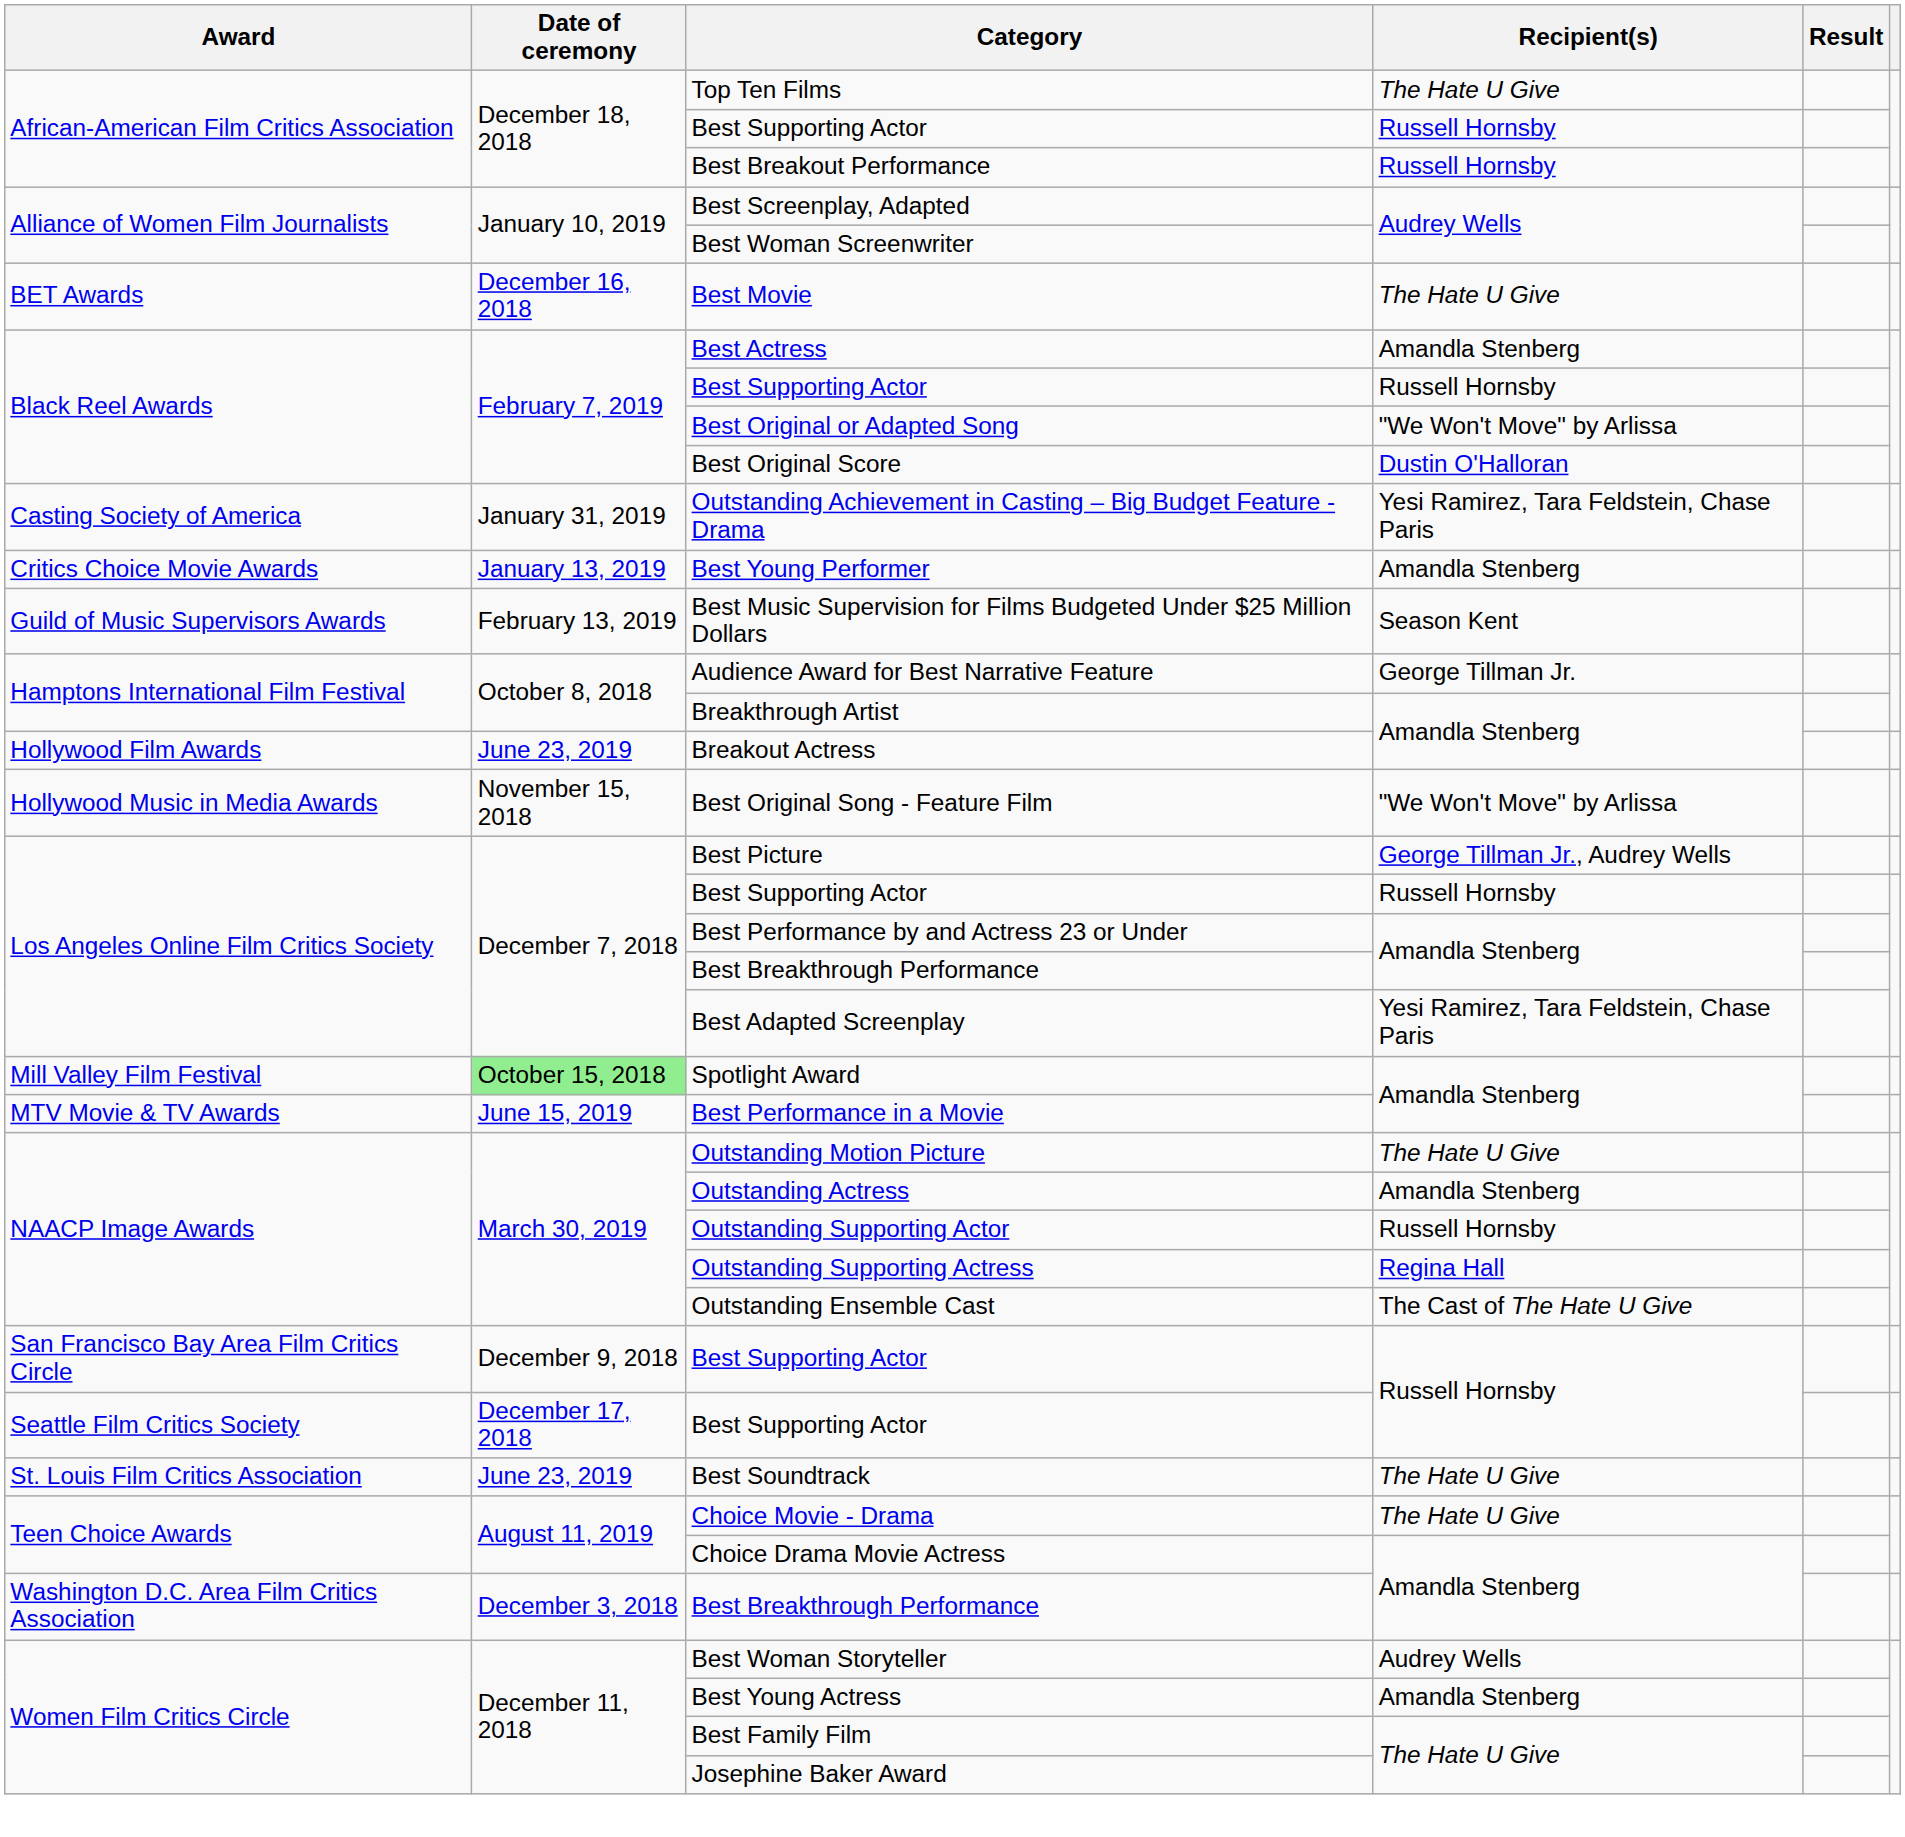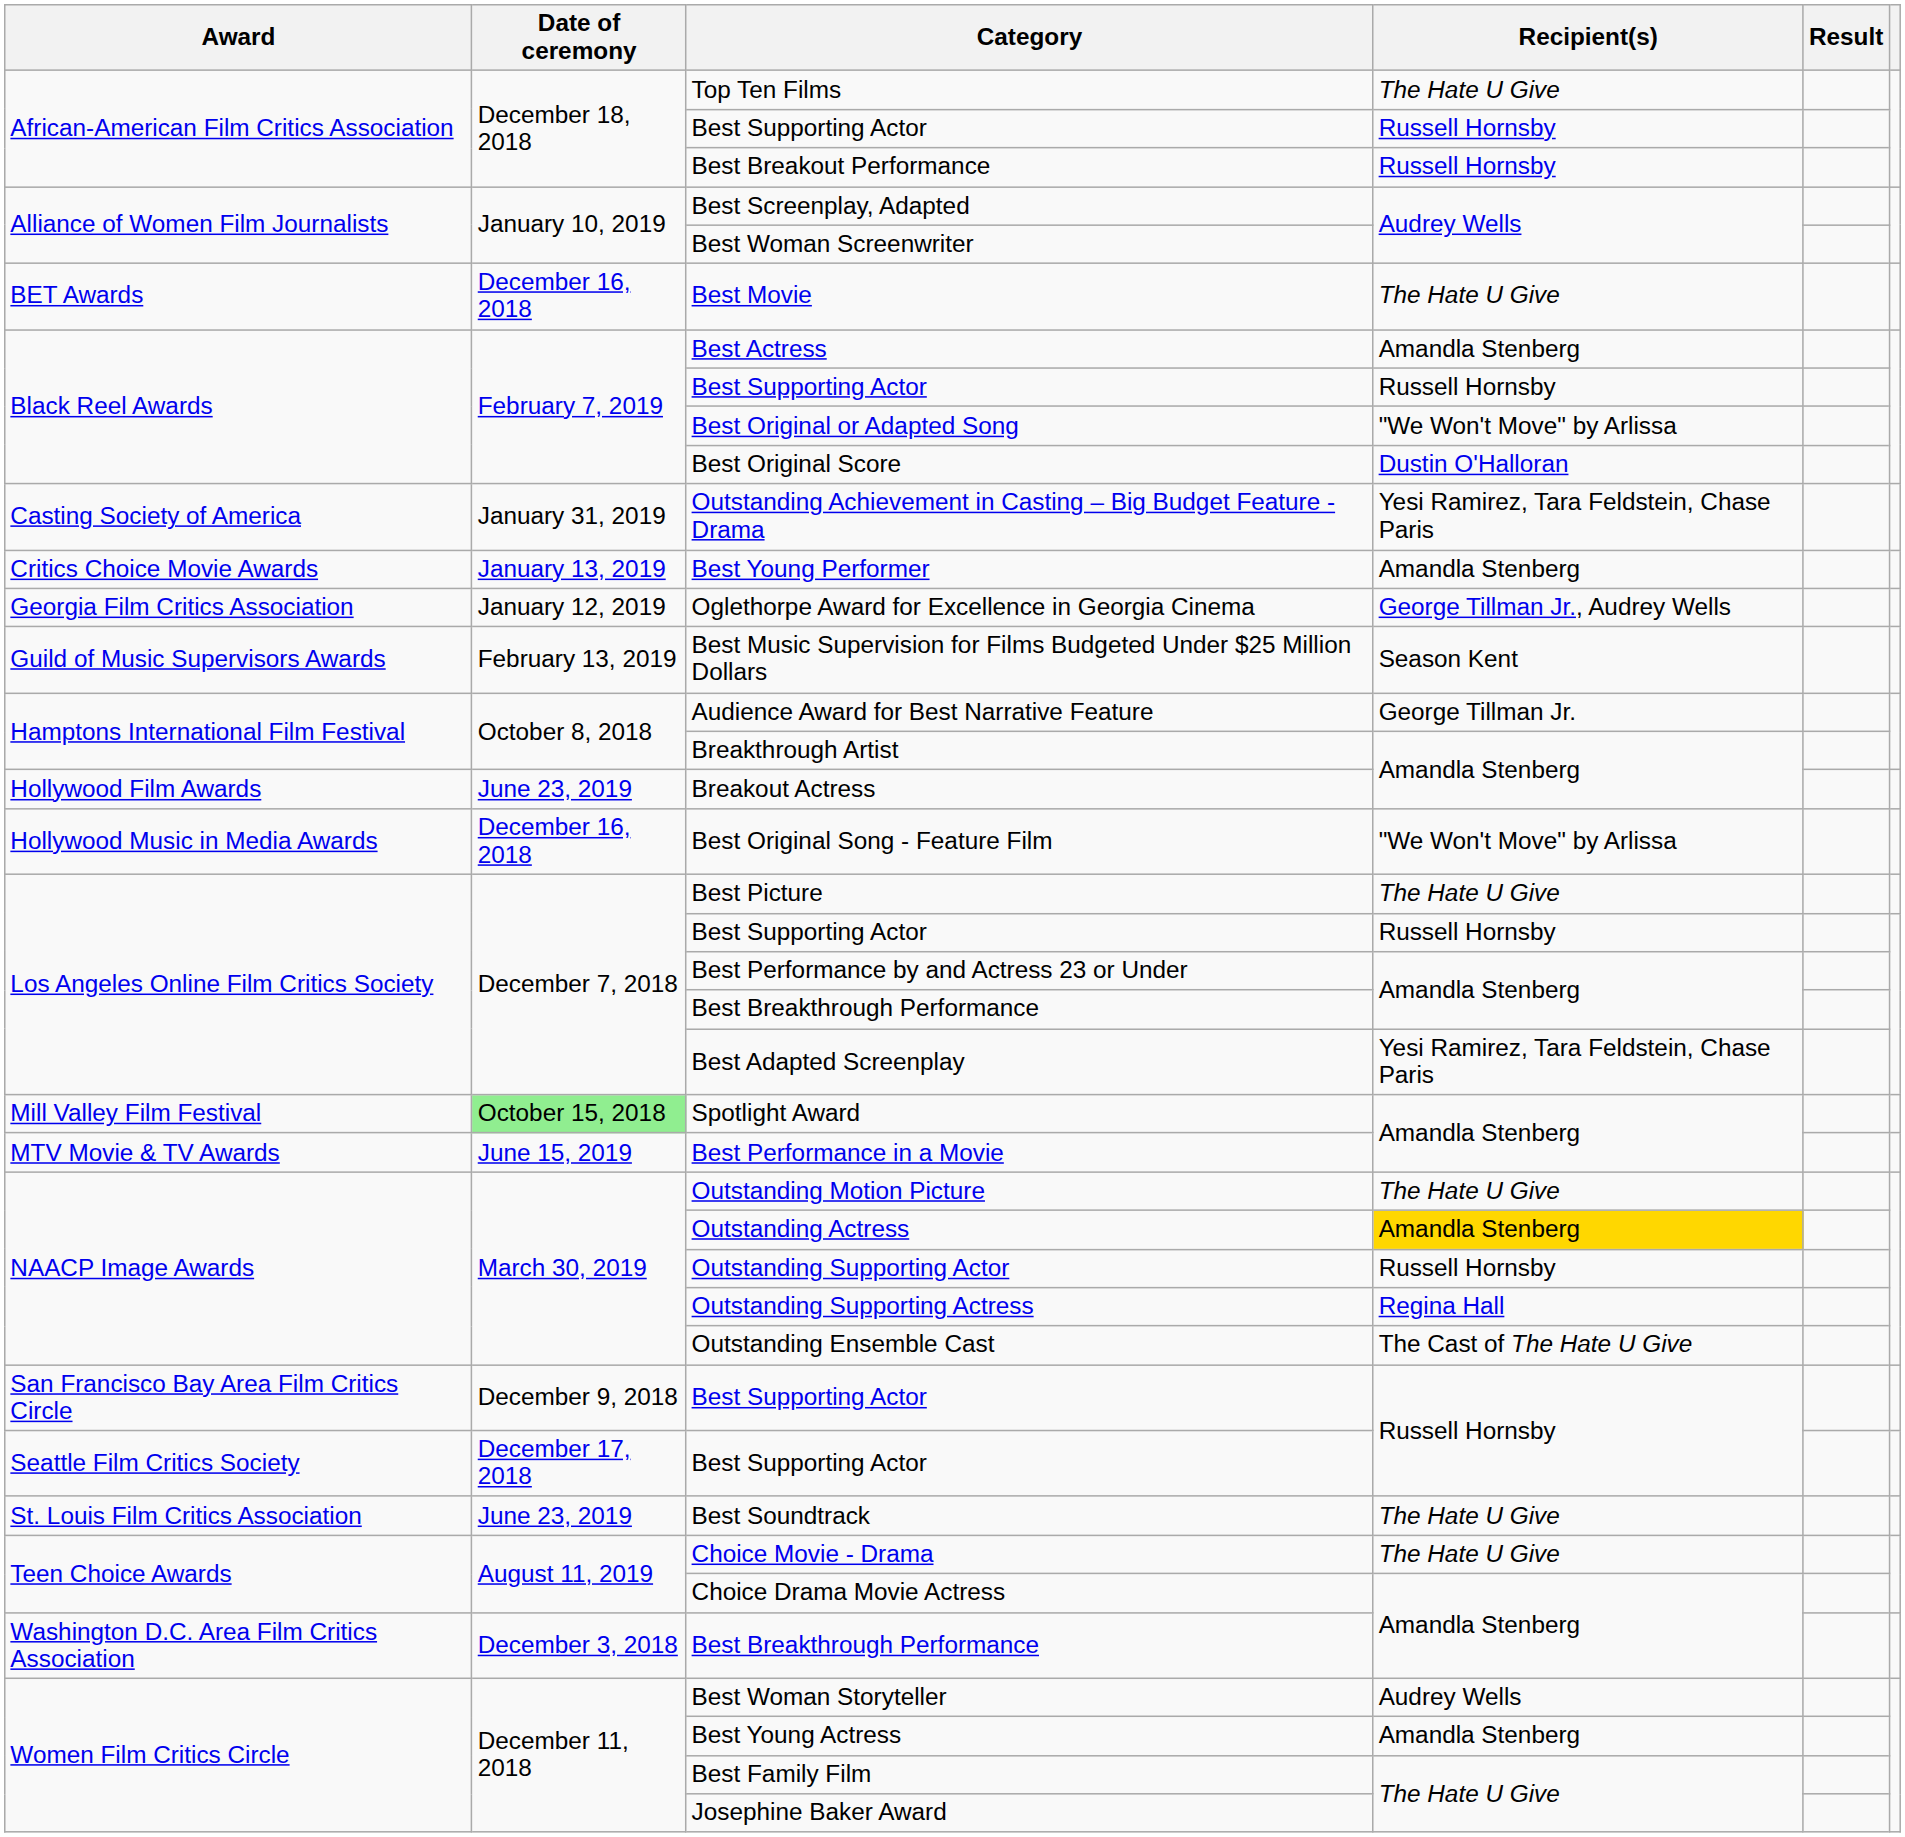+ row: (182, 607)
(554, 802) November 15, 2018 -> (554, 841) December 16, 2018
(1555, 854) George Tillman Jr., Audrey Wells -> (1469, 893) The Hate U Give
(1479, 1190) no background -> (1479, 1229) gold background
